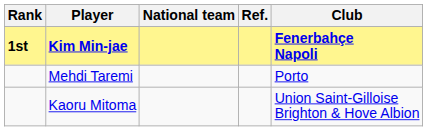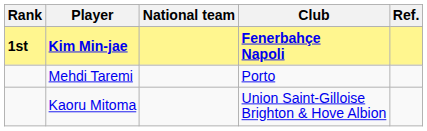columns swapped: (347, 15) <-> (255, 15)
